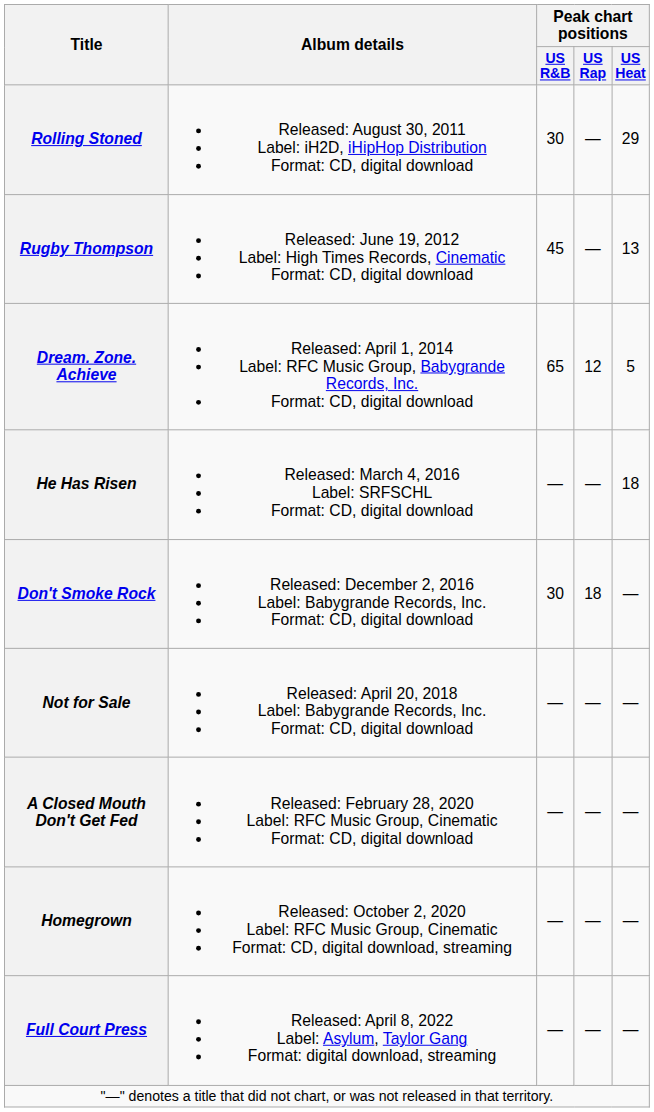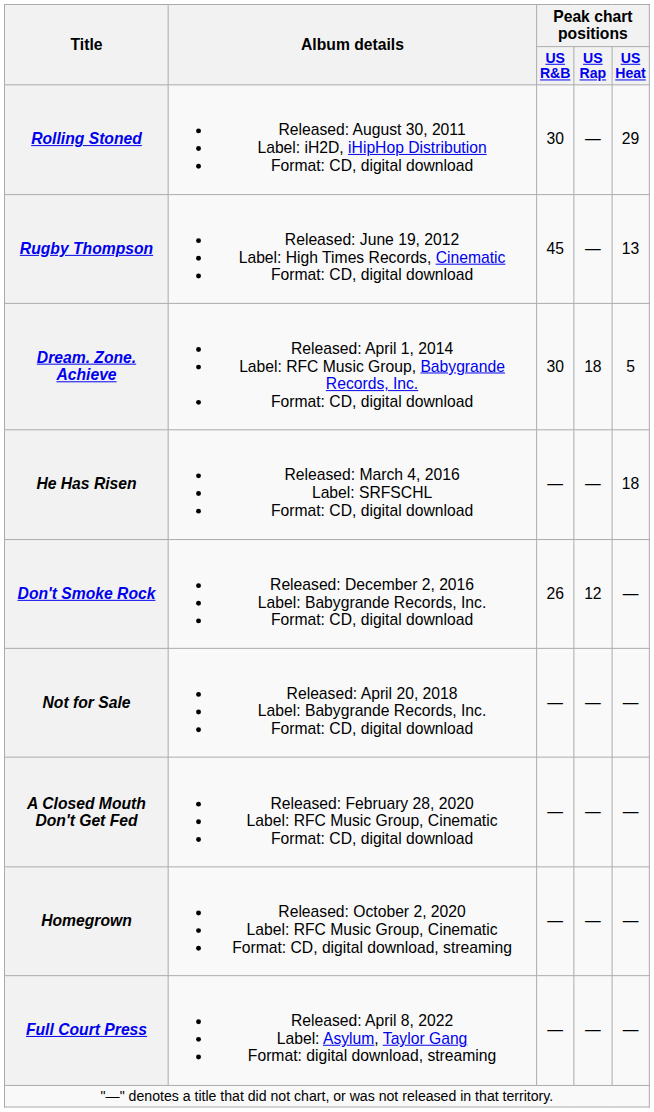(555, 366) 65 -> (555, 366) 30
(593, 366) 12 -> (593, 366) 18
(555, 593) 30 -> (555, 593) 26
(593, 593) 18 -> (593, 593) 12
